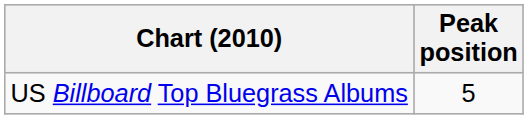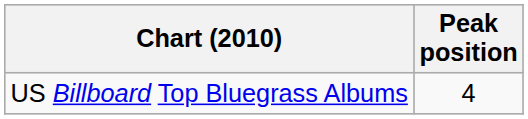(469, 93) 5 -> (469, 93) 4
